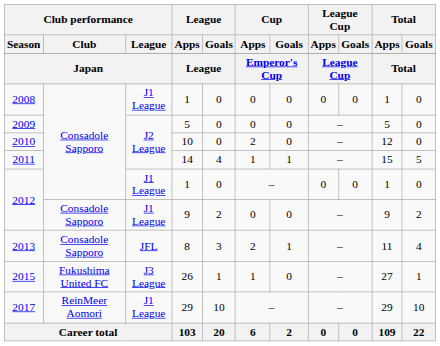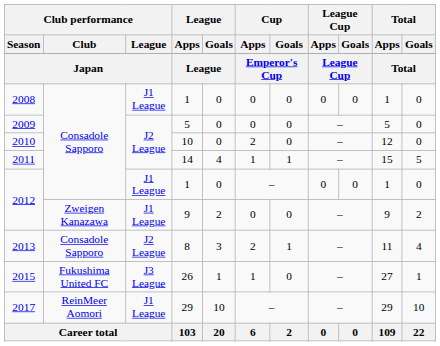(84, 215) Consadole Sapporo -> (84, 215) Zweigen Kanazawa
(149, 245) JFL -> (149, 245) J2 League
